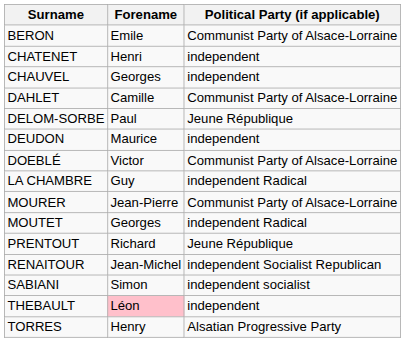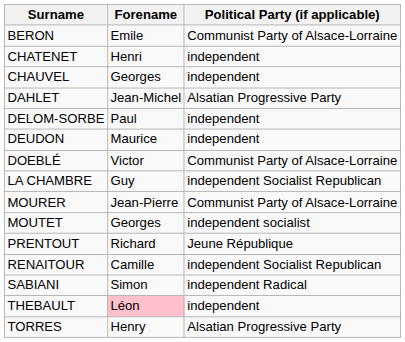(132, 98) Camille -> (146, 98) Jean-Michel
(292, 98) Communist Party of Alsace-Lorraine -> (264, 98) Alsatian Progressive Party
(240, 118) Jeune République -> (223, 118) independent
(247, 181) independent Radical -> (284, 181) independent Socialist Republican
(247, 222) independent Radical -> (249, 222) independent socialist
(146, 264) Jean-Michel -> (132, 264) Camille
(249, 285) independent socialist -> (247, 285) independent Radical
